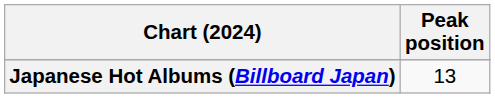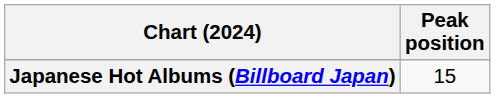(445, 76) 13 -> (445, 76) 15
